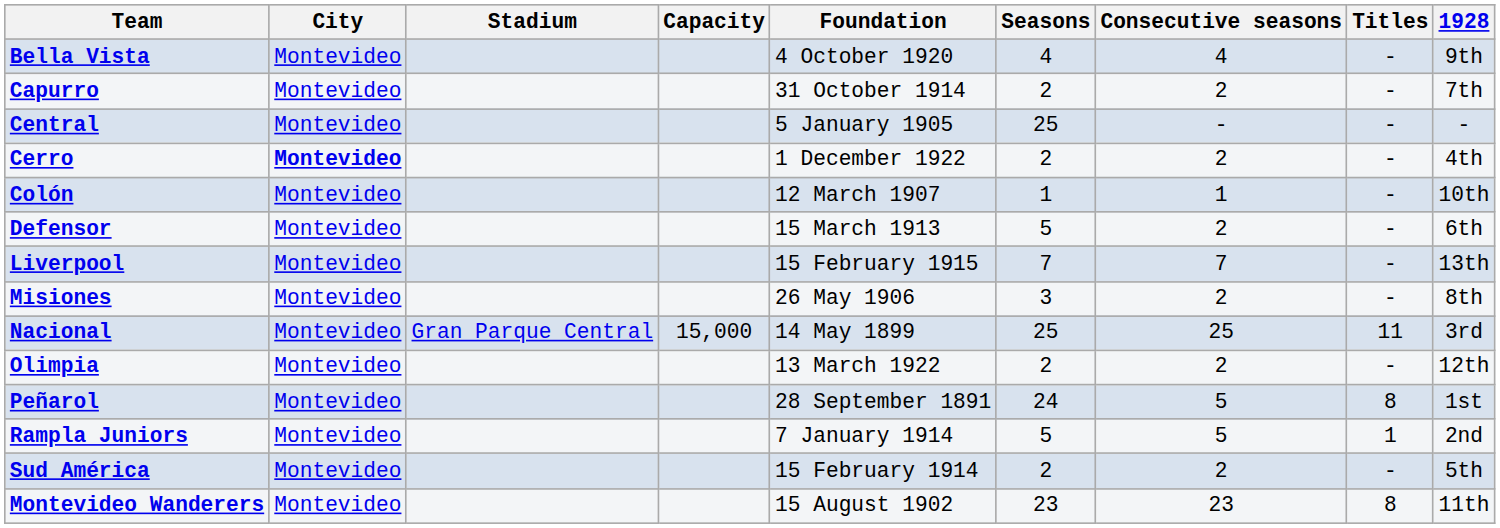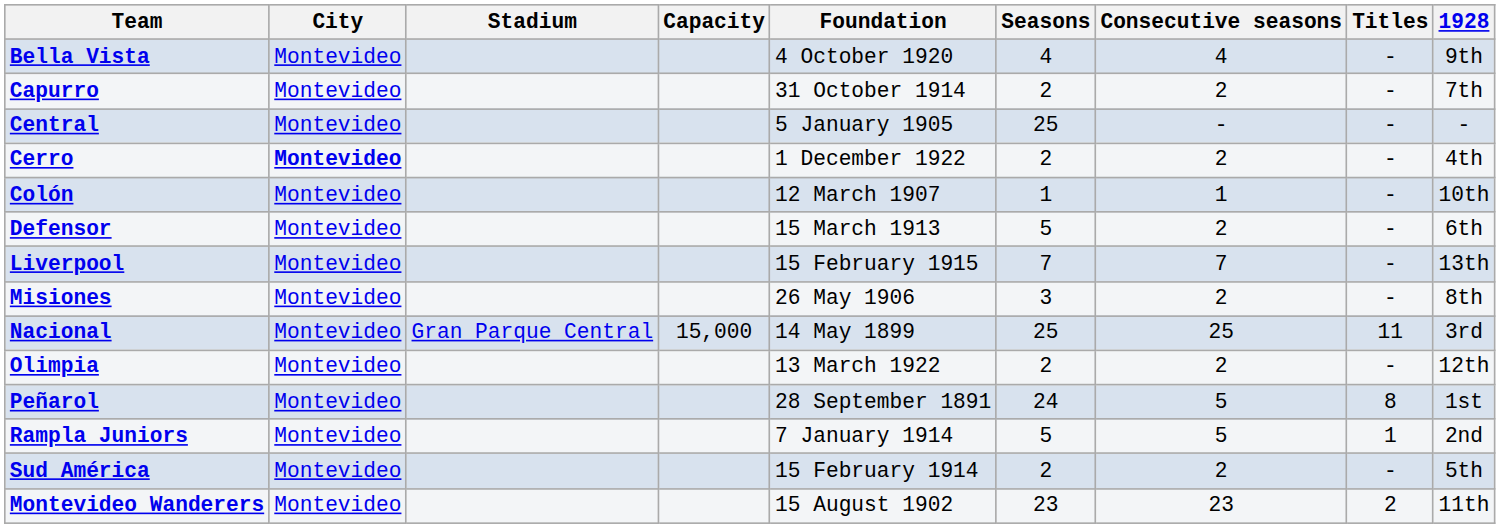(1390, 506) 8 -> (1390, 506) 2
